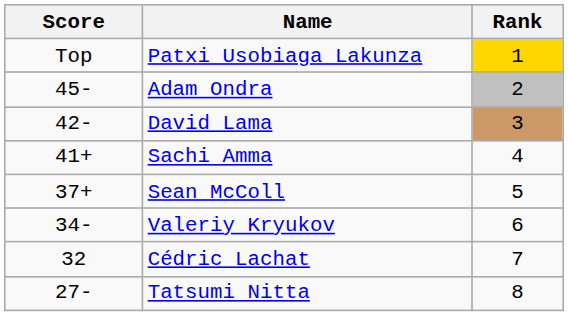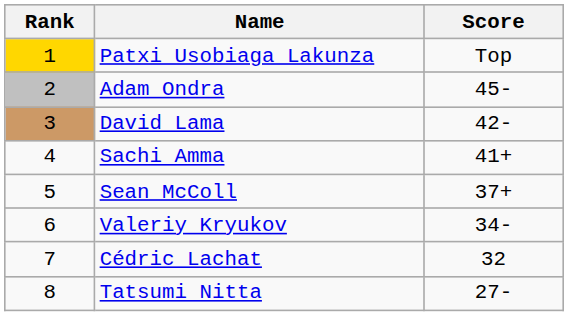columns swapped: (518, 22) <-> (74, 22)
